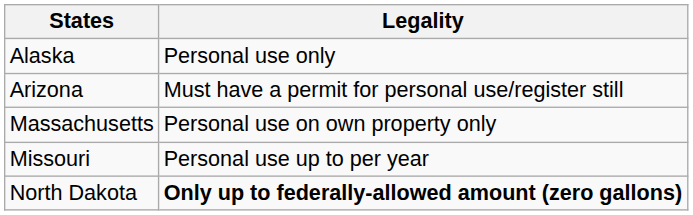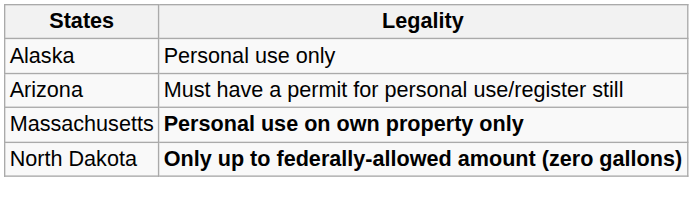(330, 124) normal -> (344, 124) bold
- row: (50, 158)
